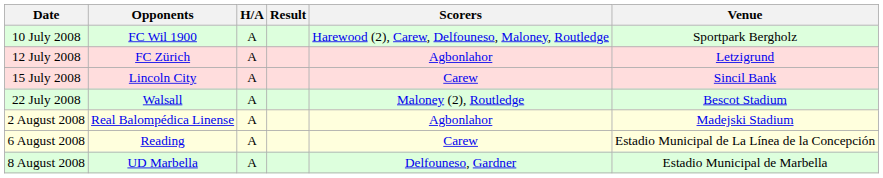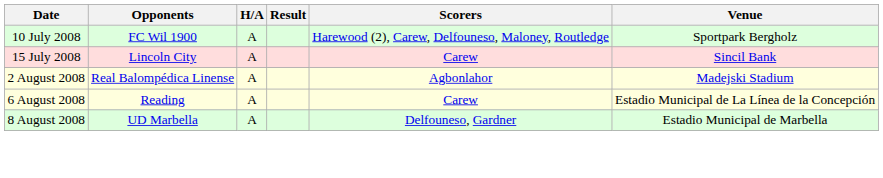- row: (46, 57)
- row: (46, 99)
